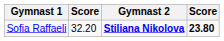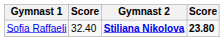(84, 28) 32.20 -> (84, 28) 32.40
